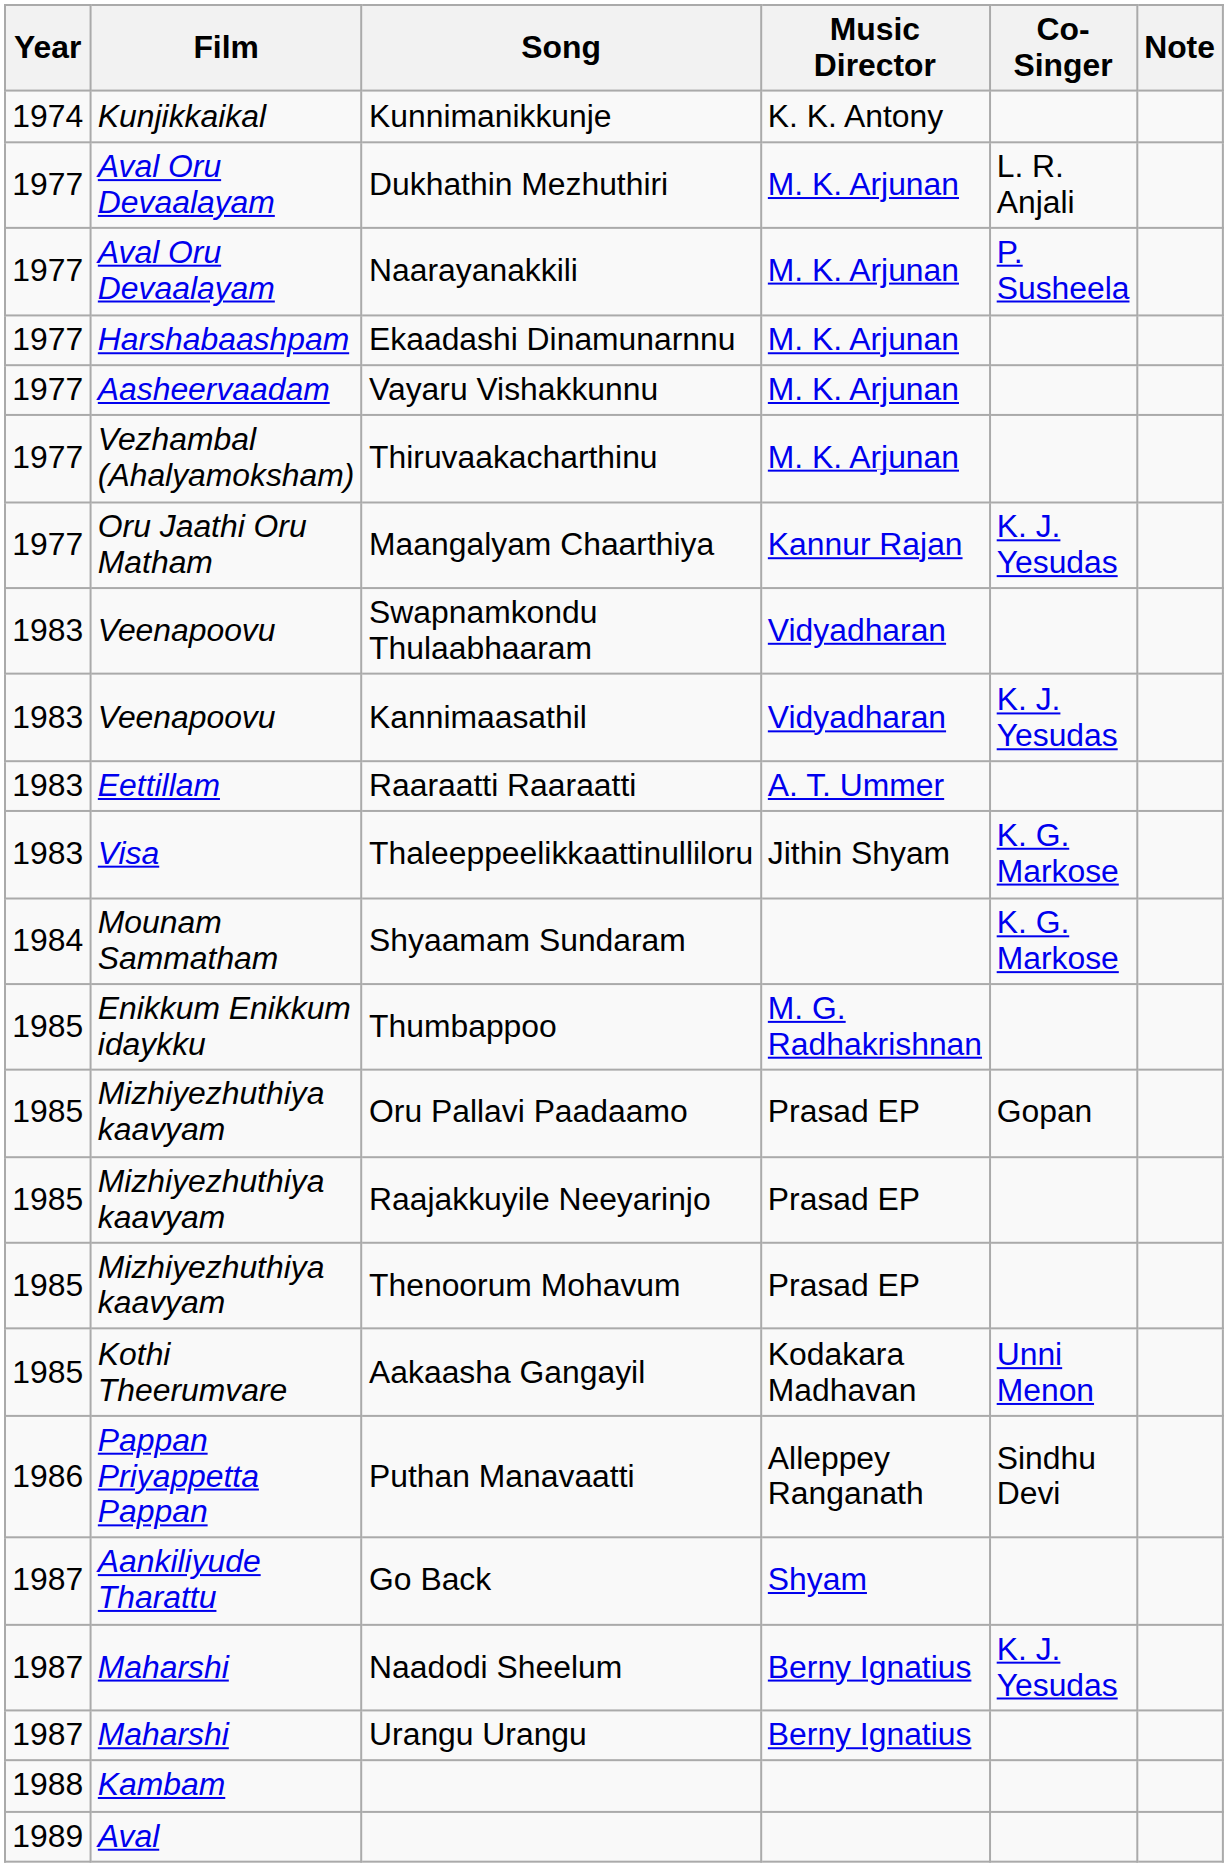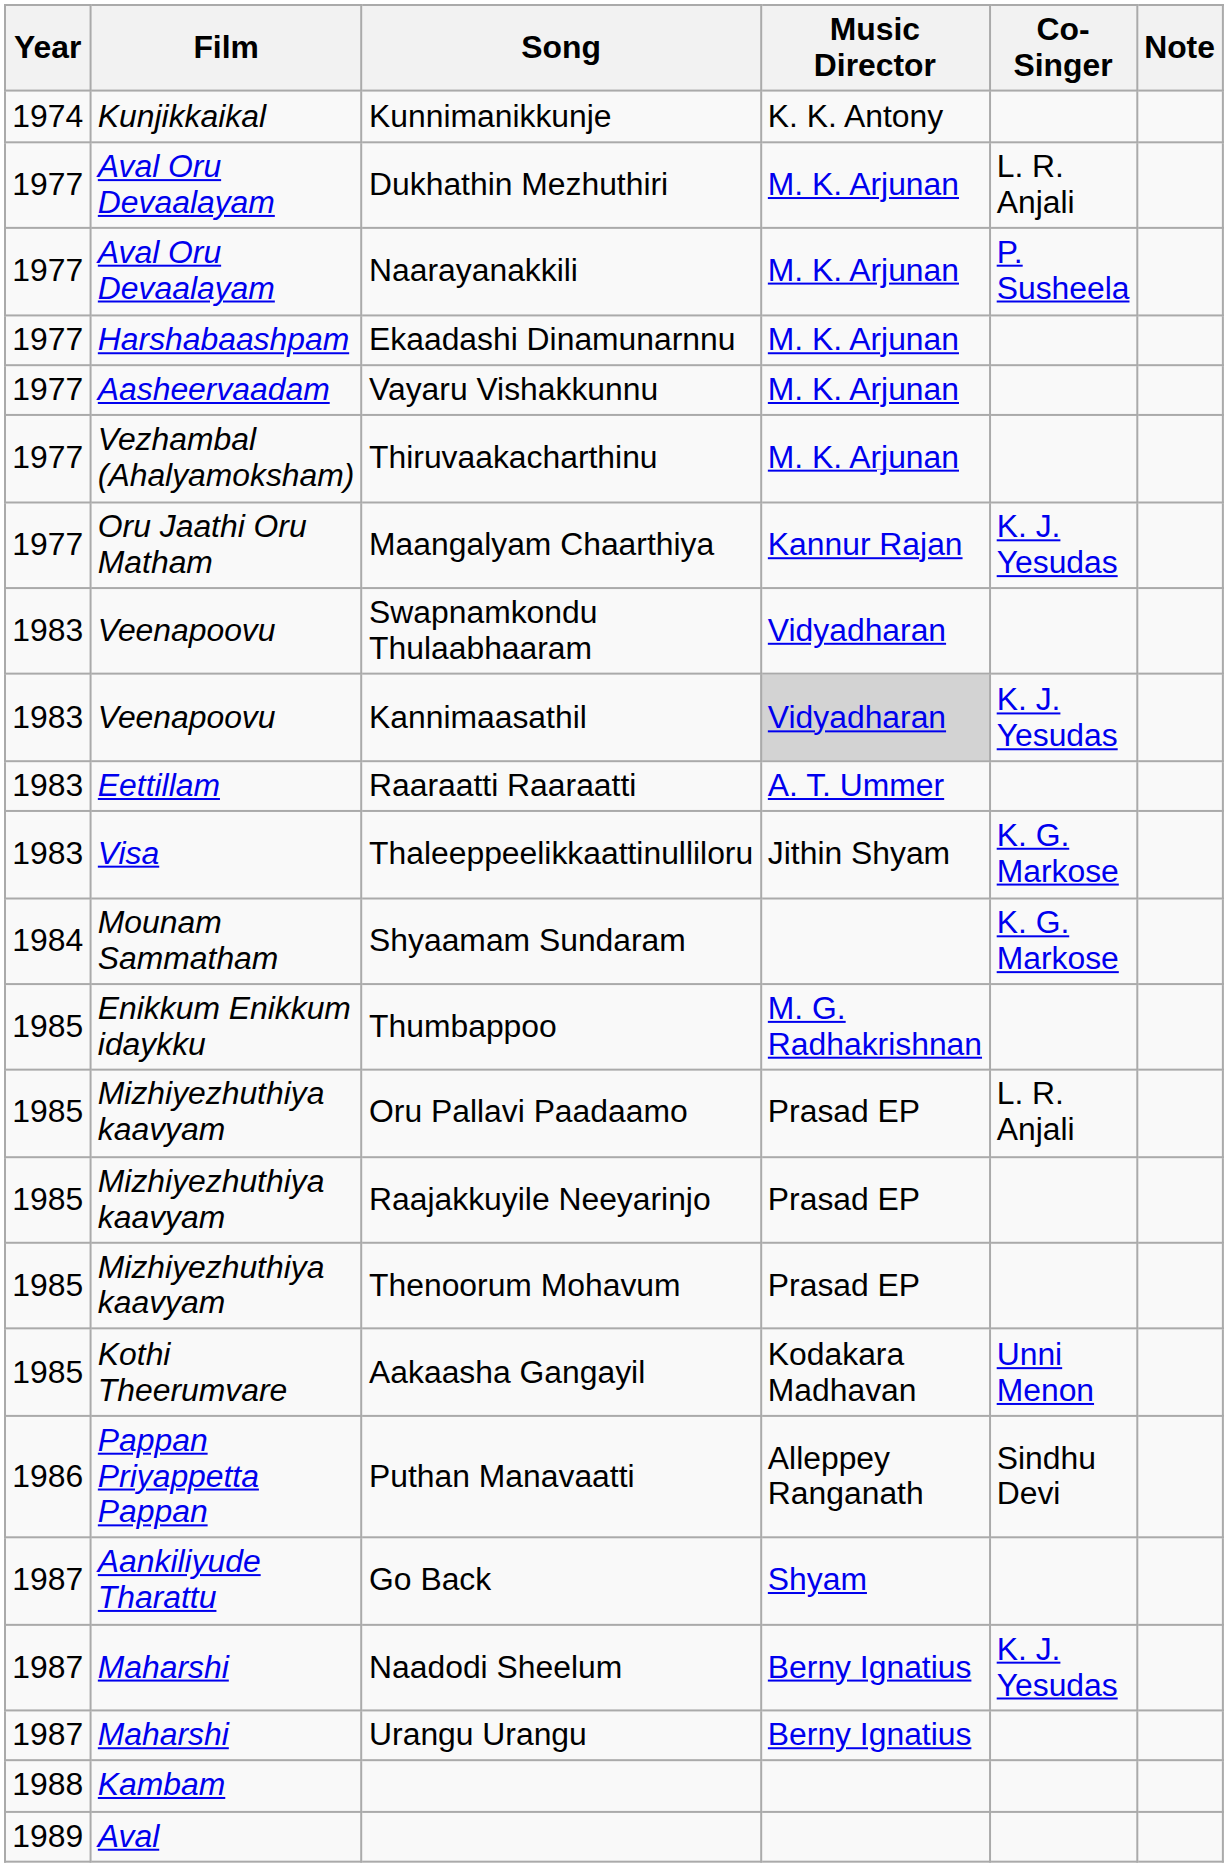(857, 717) no background -> (857, 717) lightgrey background
(1045, 1112) Gopan -> (1036, 1112) L. R. Anjali
